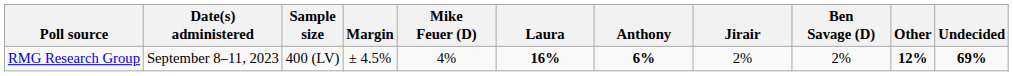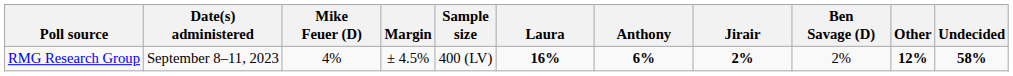columns swapped: (313, 25) <-> (446, 25)
(742, 58) normal -> (742, 58) bold
(972, 58) 69% -> (972, 58) 58%
